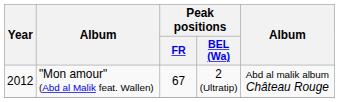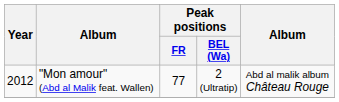(178, 81) 67 -> (178, 81) 77
